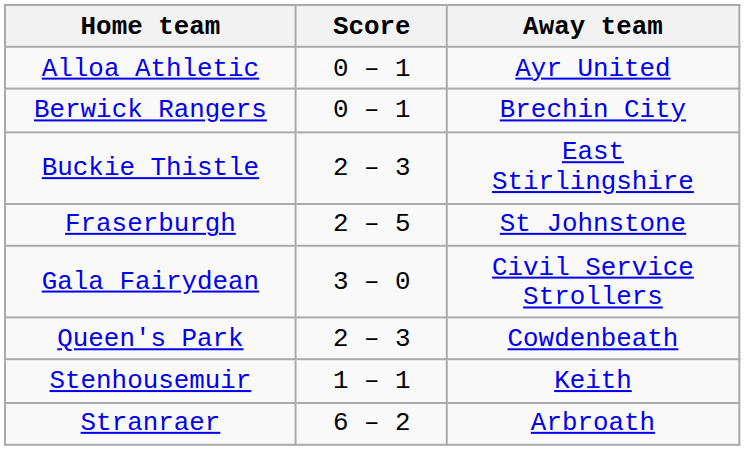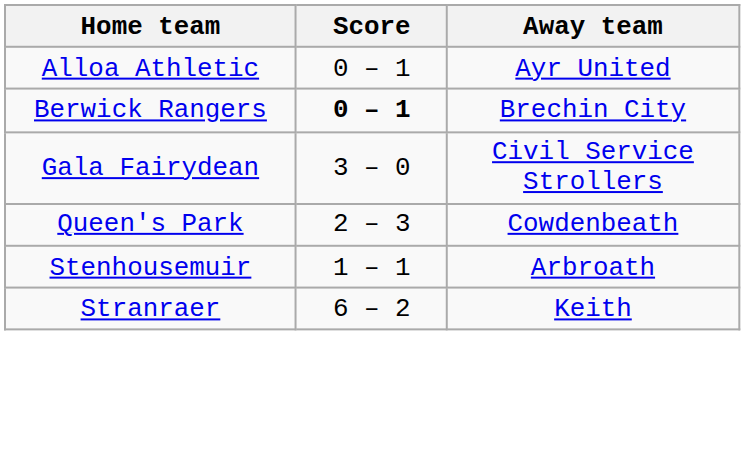(372, 110) normal -> (372, 110) bold
- row: (150, 167)
- row: (150, 225)
(593, 381) Keith -> (593, 267) Arbroath
(593, 423) Arbroath -> (593, 309) Keith
